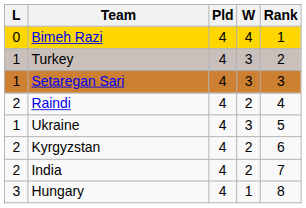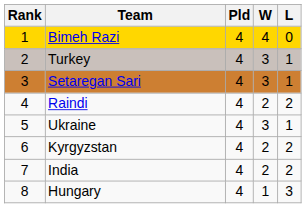columns swapped: (281, 15) <-> (16, 15)
